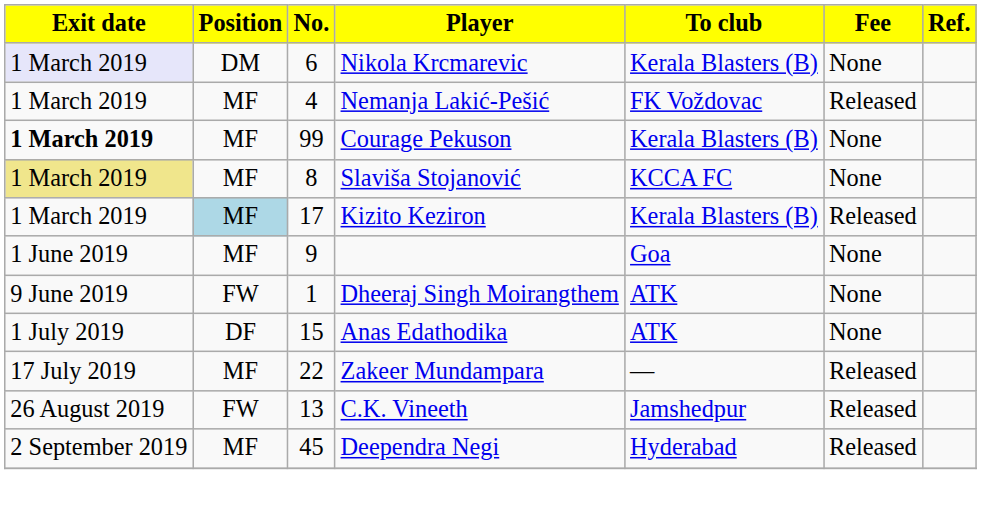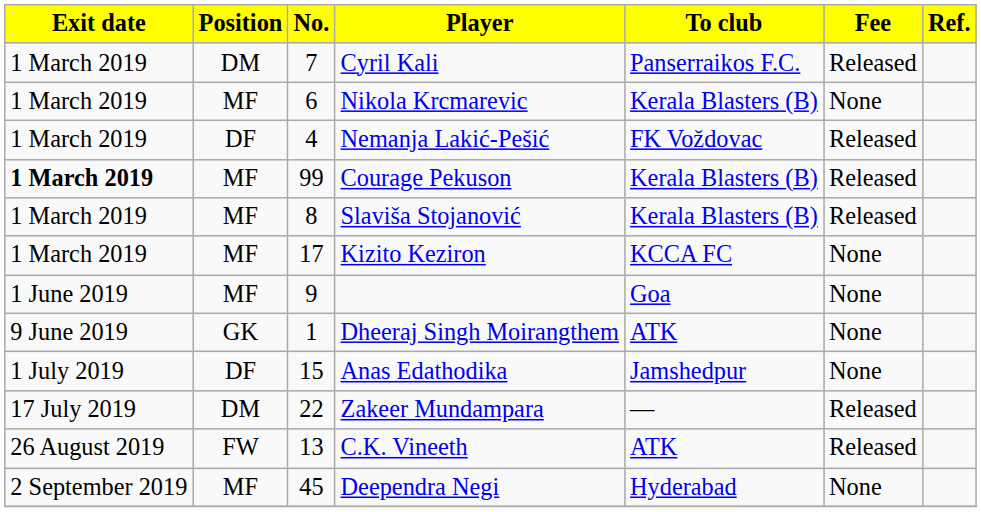+ row: (311, 62)
(79, 62) lavender background -> (79, 100) no background
(240, 62) DM -> (240, 100) MF
(240, 100) MF -> (240, 139) DF
(855, 139) None -> (873, 178) Released
(79, 178) khaki background -> (79, 216) no background
(681, 178) KCCA FC -> (724, 216) Kerala Blasters (B)
(855, 178) None -> (873, 216) Released
(240, 216) lightblue background -> (240, 255) no background
(724, 216) Kerala Blasters (B) -> (681, 255) KCCA FC
(873, 216) Released -> (855, 255) None
(240, 293) FW -> (240, 332) GK
(654, 332) ATK -> (688, 370) Jamshedpur
(240, 370) MF -> (240, 409) DM
(688, 409) Jamshedpur -> (654, 448) ATK
(873, 448) Released -> (855, 486) None
